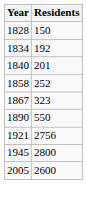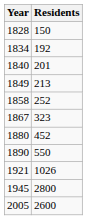+ row: (18, 83)
+ row: (18, 135)
(45, 135) 2756 -> (45, 170) 1026
